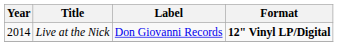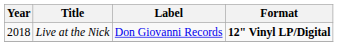(19, 32) 2014 -> (19, 32) 2018
